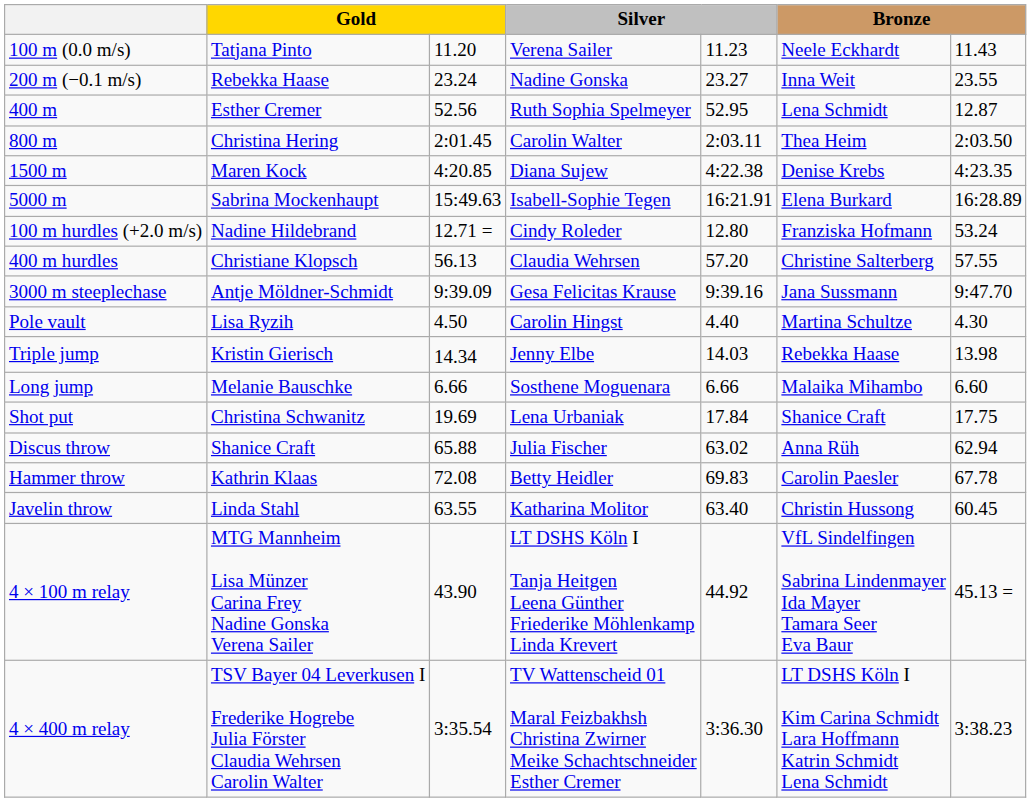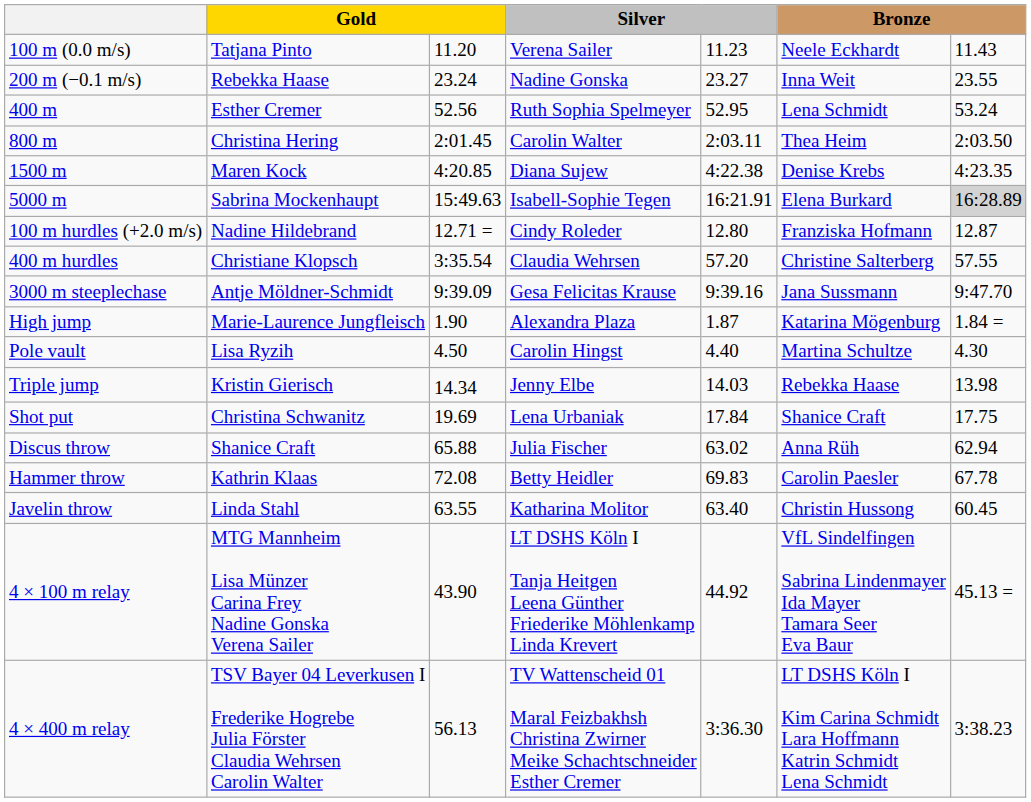(976, 110) 12.87 -> (976, 110) 53.24
(988, 200) no background -> (988, 200) lightgrey background
(976, 230) 53.24 -> (976, 230) 12.87
(455, 261) 56.13 -> (463, 261) 3:35.54
+ row: (50, 321)
- row: (51, 387)
(463, 728) 3:35.54 -> (455, 728) 56.13
